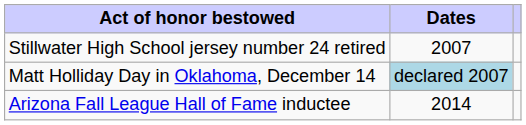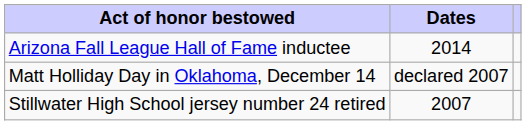rows swapped: (180, 104) <-> (197, 47)
(451, 76) lightblue background -> (451, 76) no background
